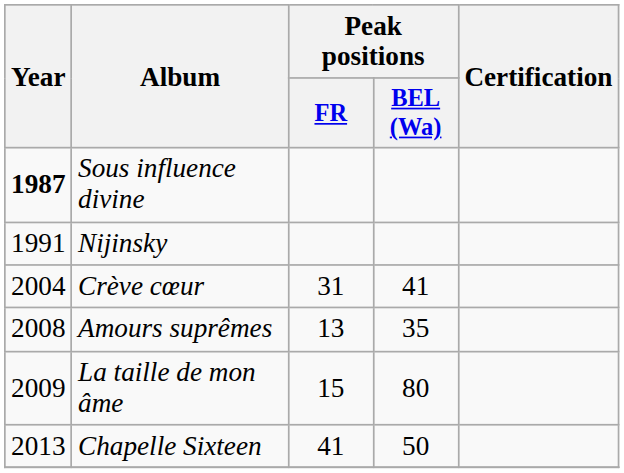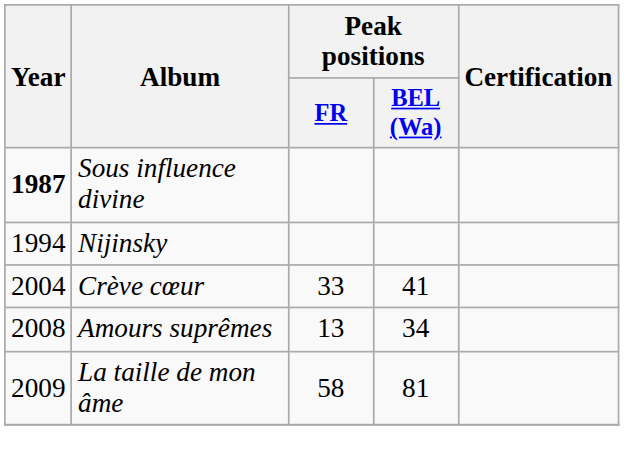(38, 242) 1991 -> (38, 242) 1994
(331, 285) 31 -> (331, 285) 33
(416, 329) 35 -> (416, 329) 34
(331, 387) 15 -> (331, 387) 58
(416, 387) 80 -> (416, 387) 81
- row: (170, 445)
